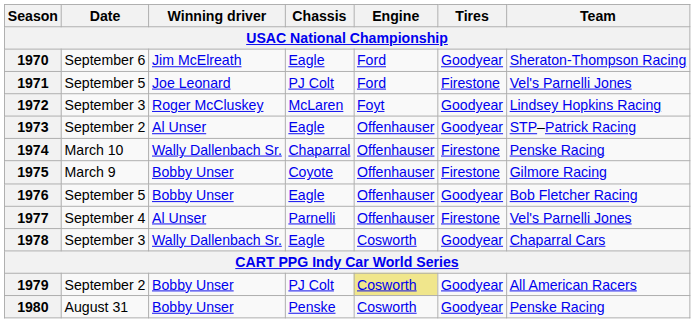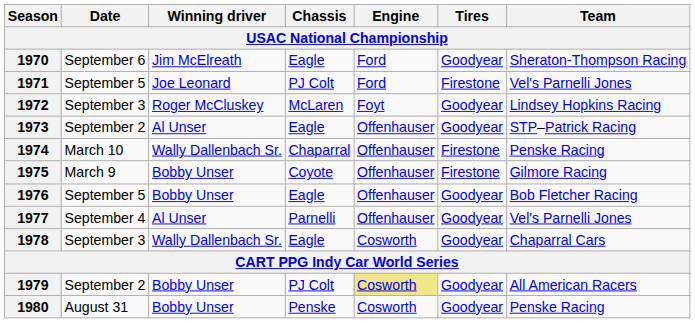(470, 217) Firestone -> (472, 217) Goodyear
